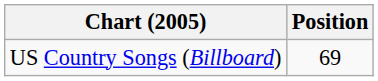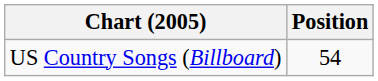(330, 57) 69 -> (330, 57) 54
